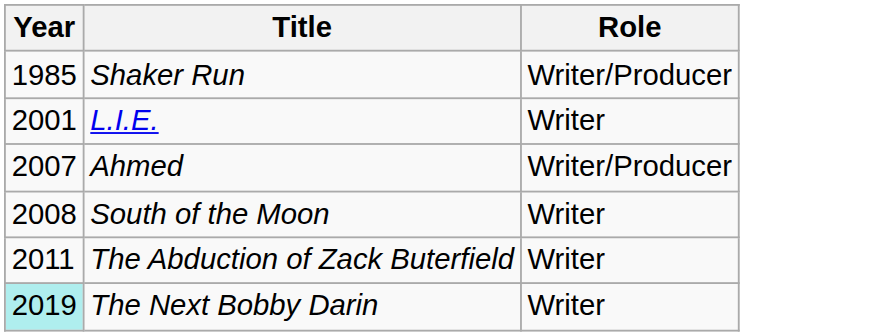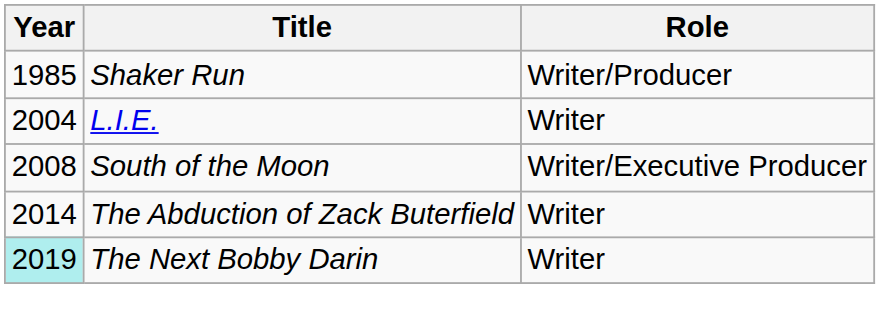(44, 120) 2001 -> (44, 120) 2004
- row: (137, 167)
(566, 213) Writer -> (697, 167) Writer/Executive Producer
(43, 259) 2011 -> (44, 213) 2014
